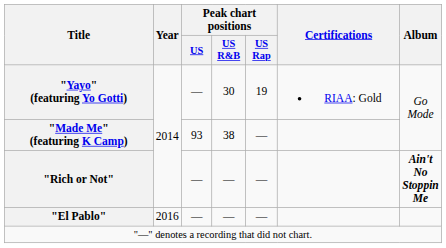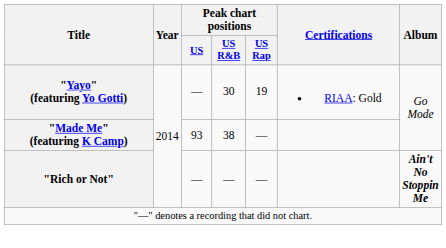- row: (79, 216)
